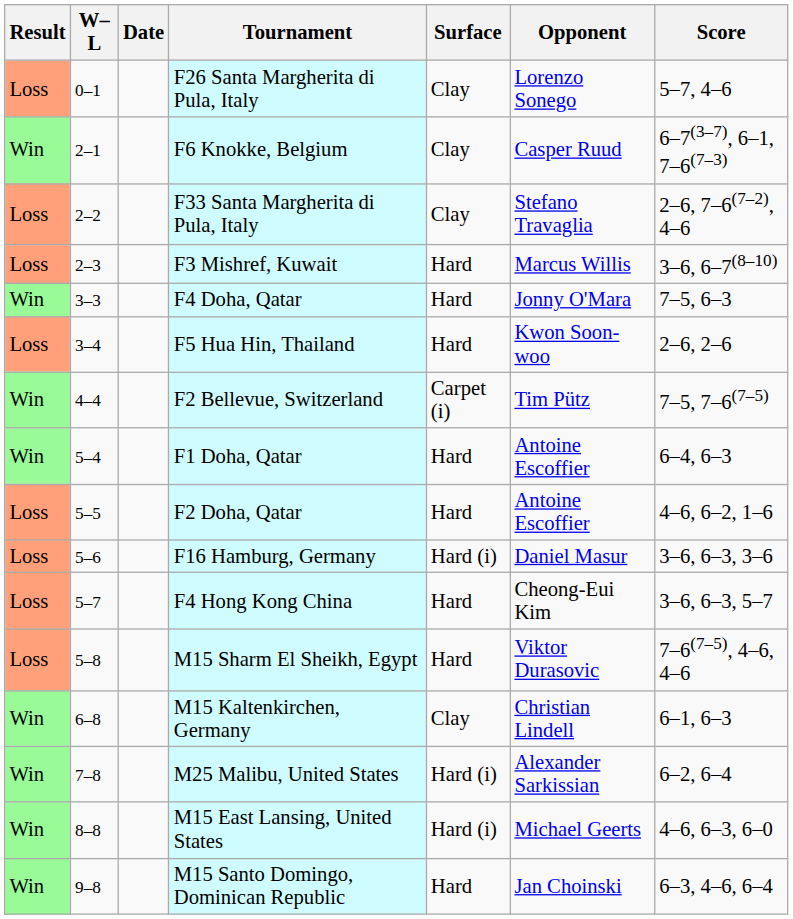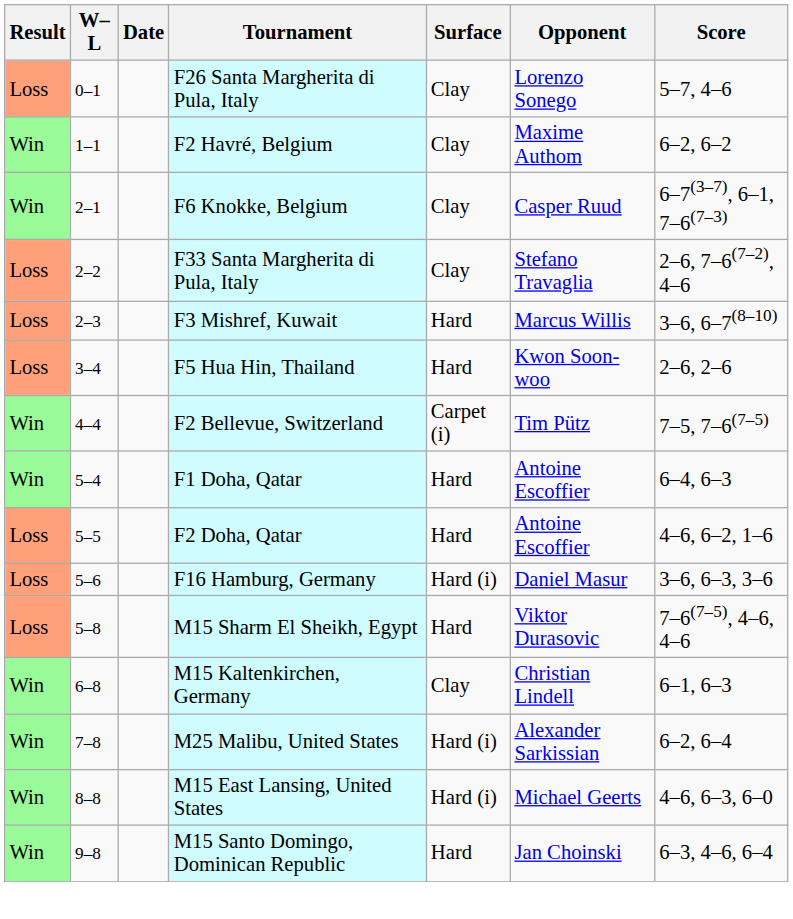+ row: (253, 144)
- row: (238, 299)
- row: (263, 600)
